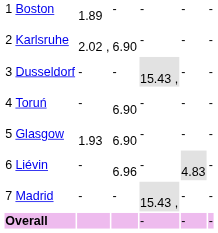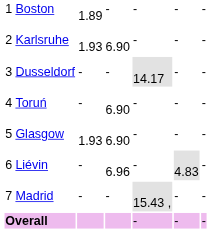(94, 47) 2.02 , -> (90, 47) 1.93
(159, 78) 15.43 , -> (149, 78) 14.17
